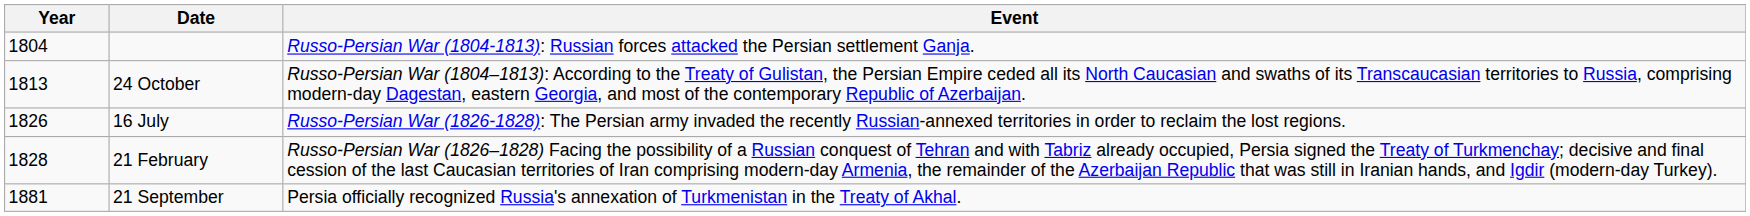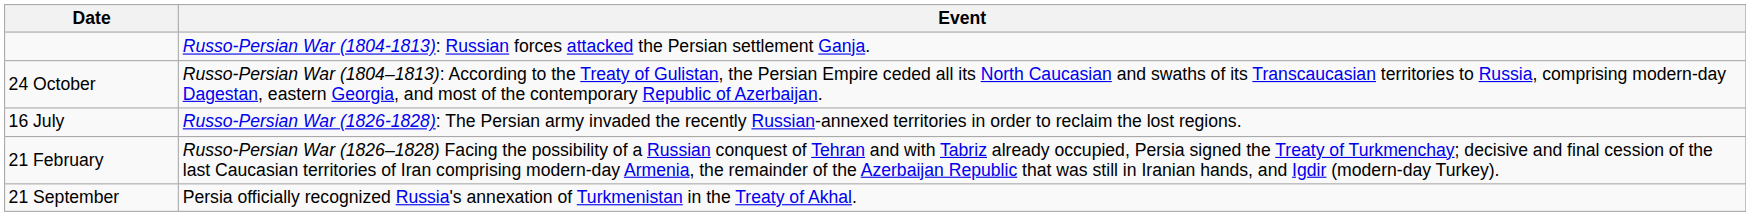- column: (57, 18)
